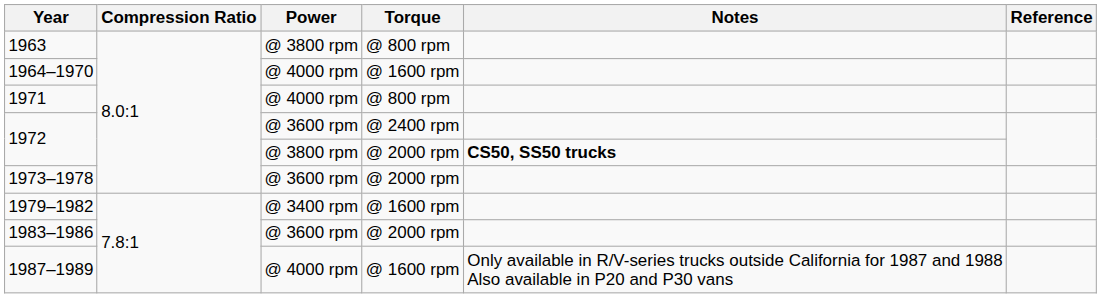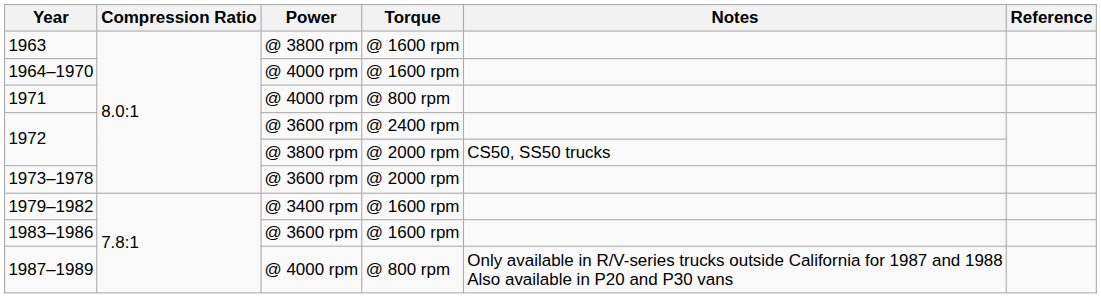(408, 44) @ 800 rpm -> (413, 44) @ 1600 rpm
(542, 152) bold -> (539, 152) normal
(413, 233) @ 2000 rpm -> (413, 233) @ 1600 rpm
(413, 269) @ 1600 rpm -> (408, 269) @ 800 rpm
